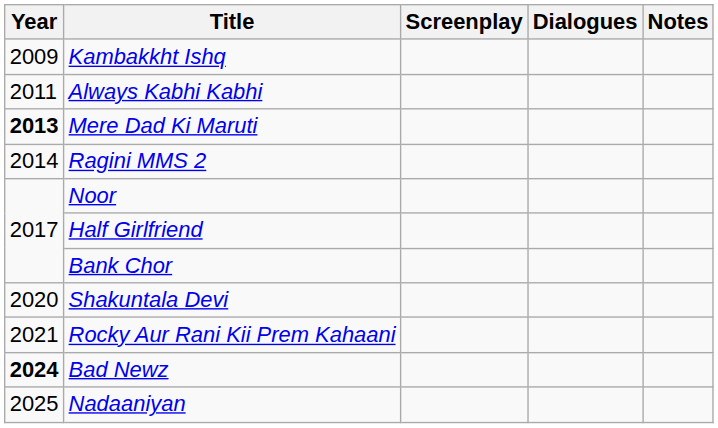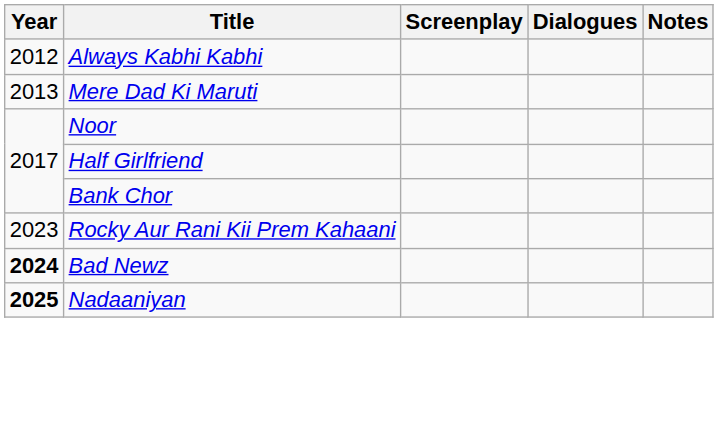- row: (147, 56)
(33, 91) 2011 -> (34, 56) 2012
(34, 126) bold -> (34, 91) normal
- row: (137, 160)
- row: (148, 299)
(34, 334) 2021 -> (34, 230) 2023
(34, 404) normal -> (34, 299) bold
